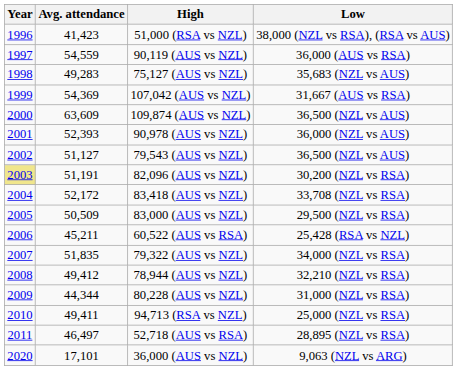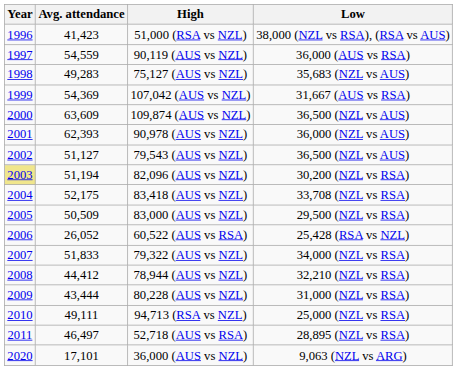(81, 134) 52,393 -> (81, 134) 62,393
(81, 174) 51,191 -> (81, 174) 51,194
(81, 194) 52,172 -> (81, 194) 52,175
(81, 235) 45,211 -> (81, 235) 26,052
(81, 255) 51,835 -> (81, 255) 51,833
(81, 275) 49,412 -> (81, 275) 44,412
(81, 295) 44,344 -> (81, 295) 43,444
(81, 315) 49,411 -> (81, 315) 49,111
